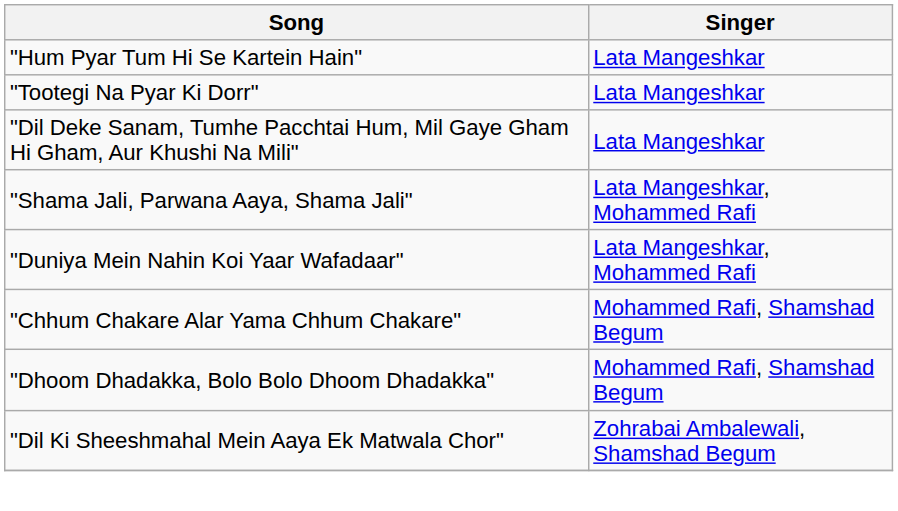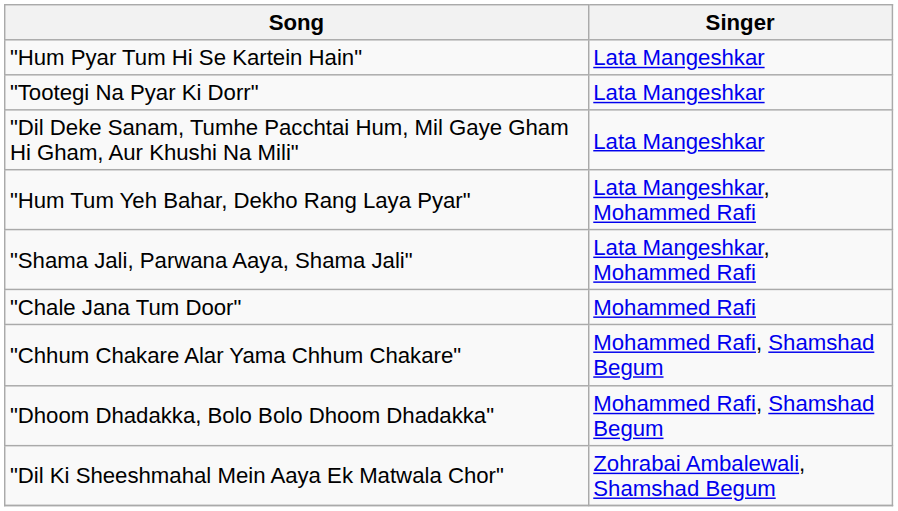+ row: (240, 200)
- row: (207, 260)
+ row: (126, 308)
